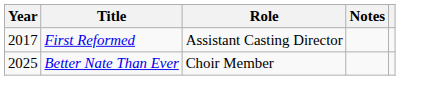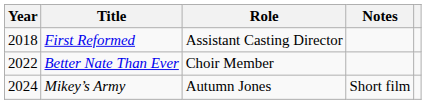(23, 39) 2017 -> (23, 39) 2018
(23, 63) 2025 -> (23, 63) 2022
+ row: (85, 87)
